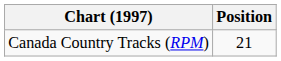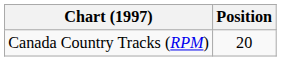(244, 42) 21 -> (244, 42) 20
